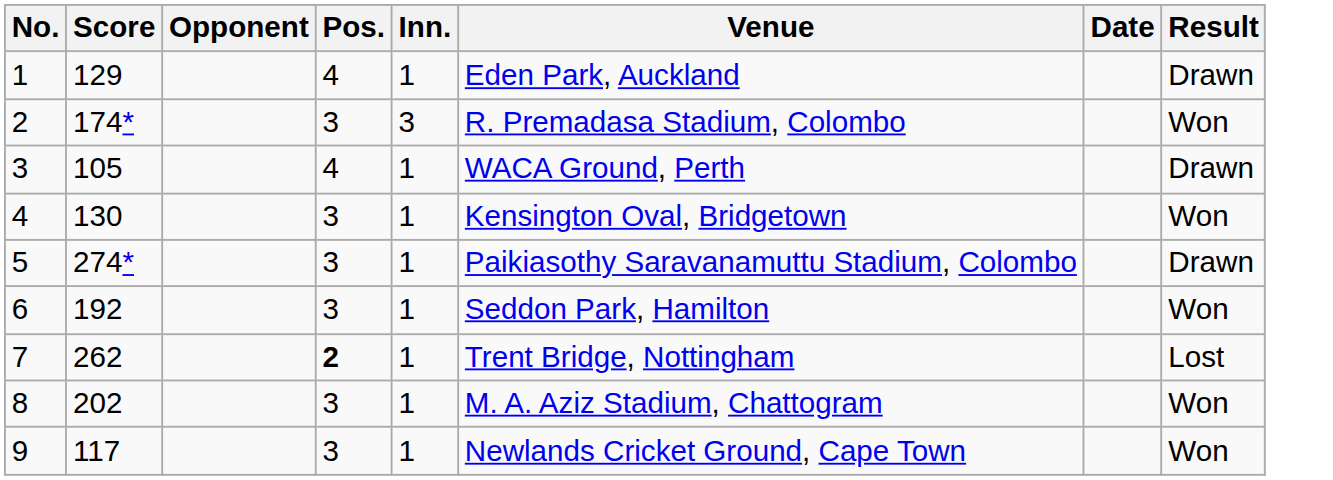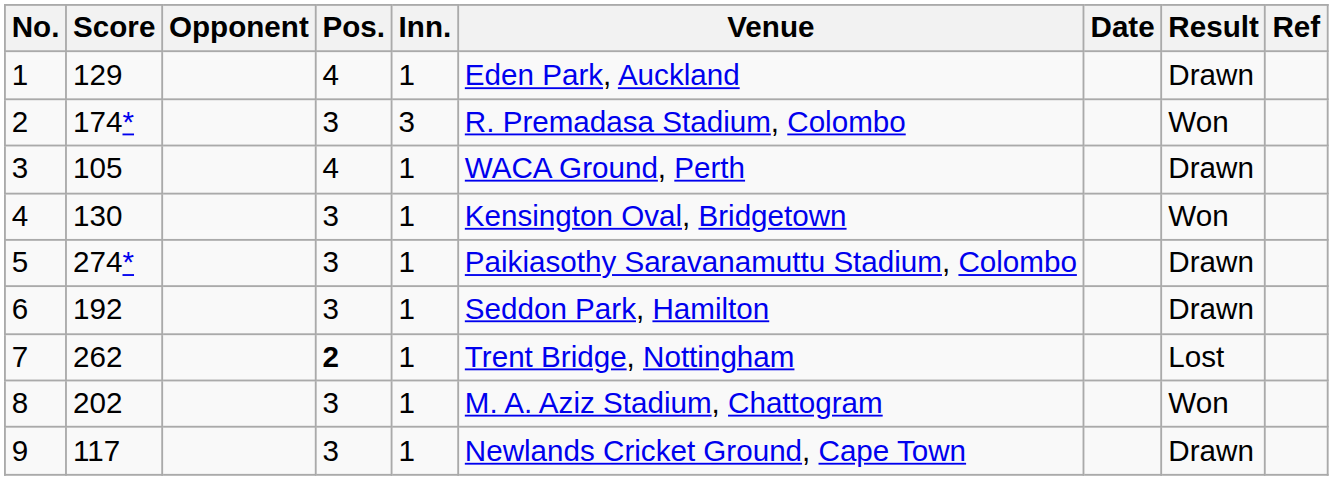+ column: (1296, 27)
(1199, 309) Won -> (1211, 309) Drawn
(1199, 450) Won -> (1211, 450) Drawn
